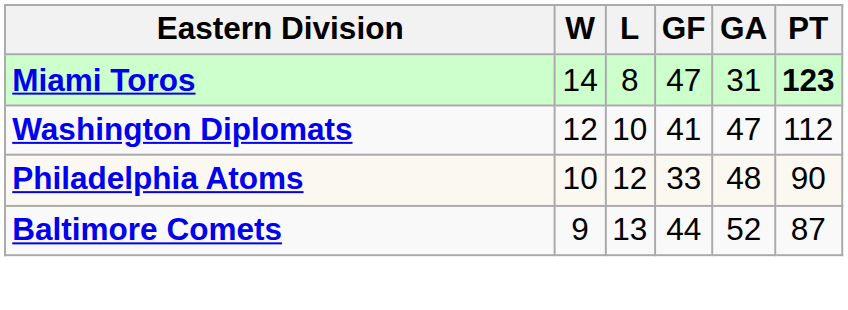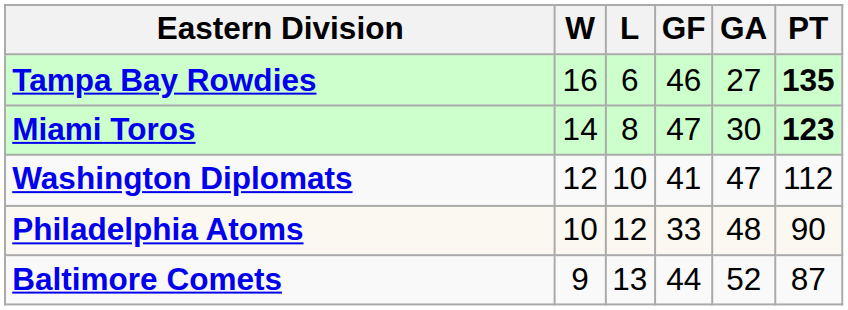+ row: (164, 79)
(744, 79) 31 -> (744, 129) 30
